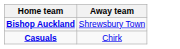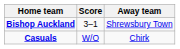+ column: (91, 11)
